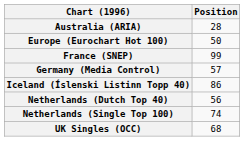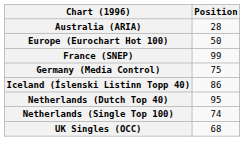(216, 70) 57 -> (216, 70) 75
(216, 99) 56 -> (216, 99) 95
